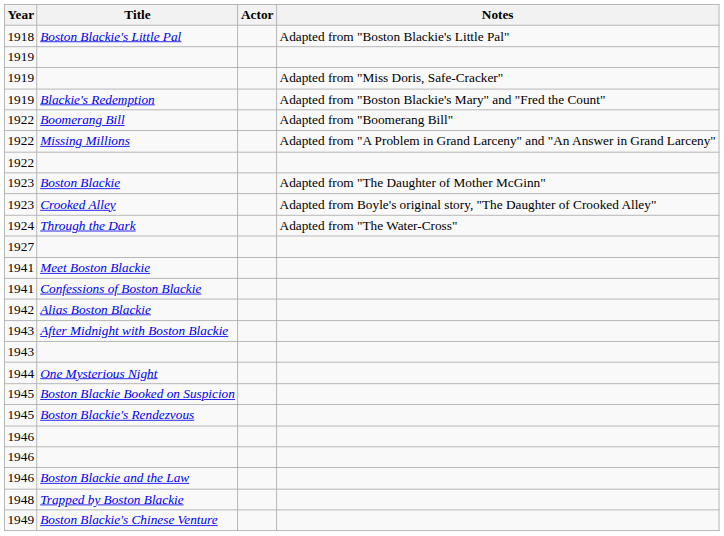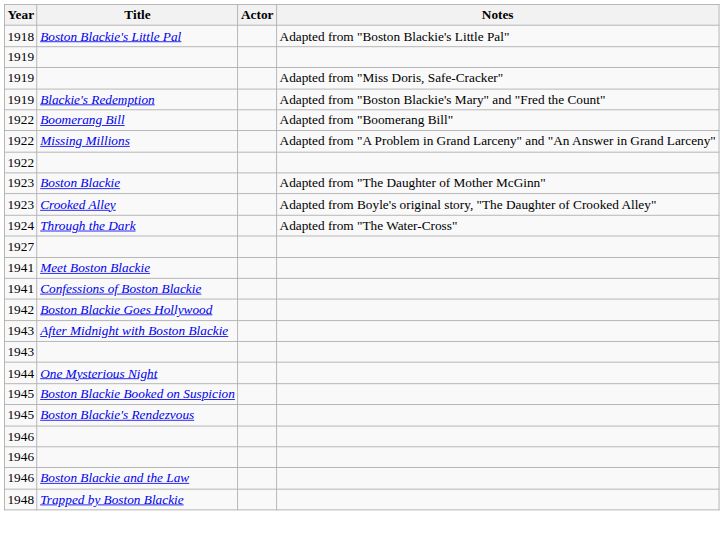- row: (21, 309)
+ row: (21, 309)
- row: (21, 520)
